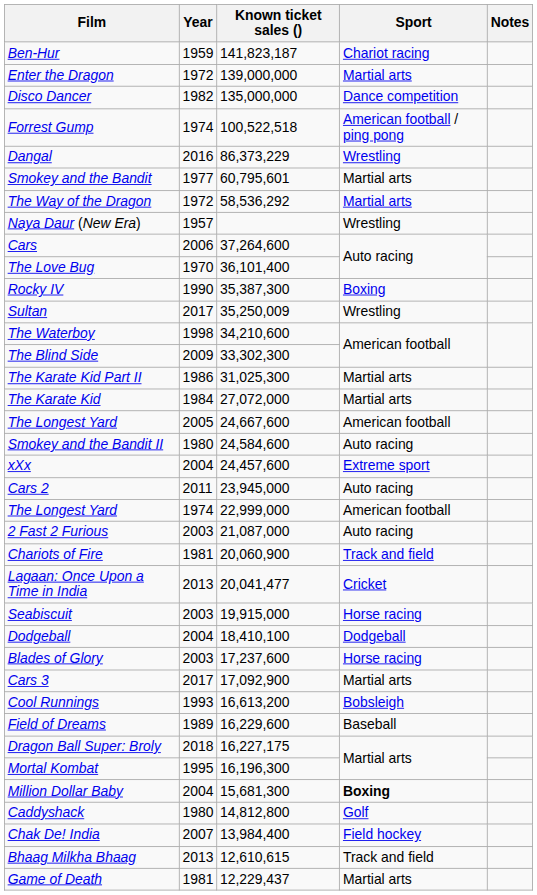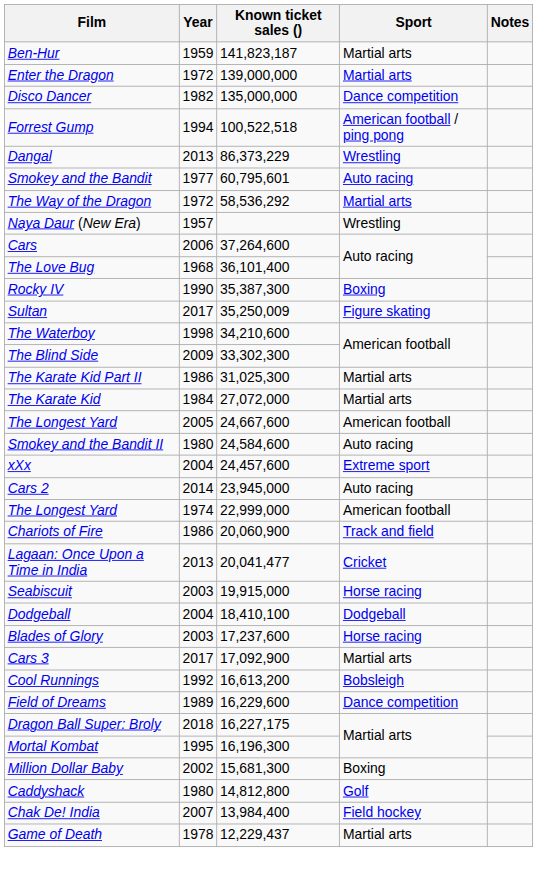(386, 53) Chariot racing -> (377, 53) Martial arts
(198, 127) 1974 -> (198, 127) 1994
(198, 157) 2016 -> (198, 157) 2013
(377, 179) Martial arts -> (378, 179) Auto racing
(198, 267) 1970 -> (198, 267) 1968
(372, 311) Wrestling -> (387, 311) Figure skating
(197, 488) 2011 -> (198, 488) 2014
- row: (58, 532)
(198, 554) 1981 -> (198, 532) 1986
(198, 702) 1993 -> (198, 680) 1992
(370, 724) Baseball -> (401, 702) Dance competition
(198, 791) 2004 -> (198, 768) 2002
(367, 791) bold -> (364, 768) normal
- row: (72, 857)
(198, 879) 1981 -> (198, 835) 1978
